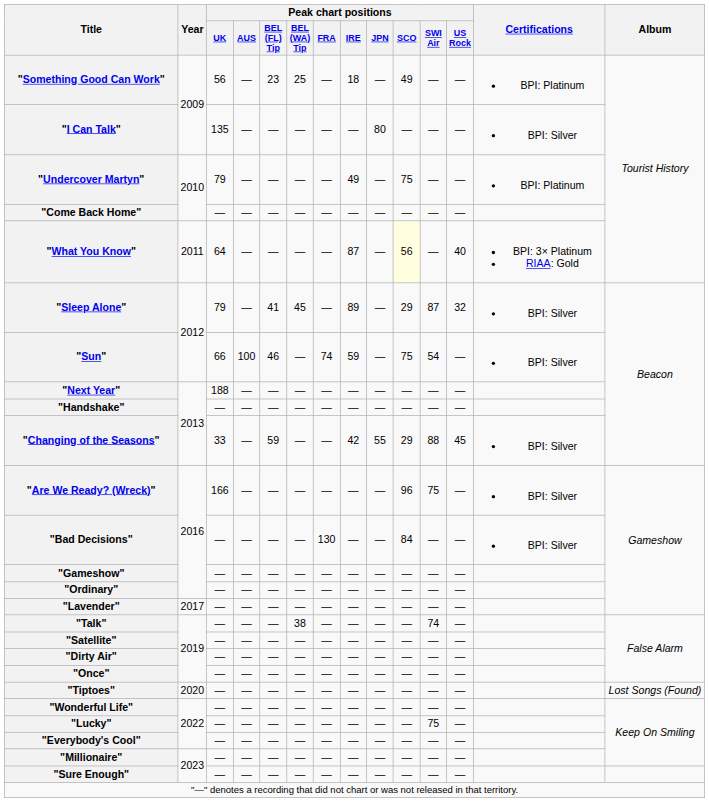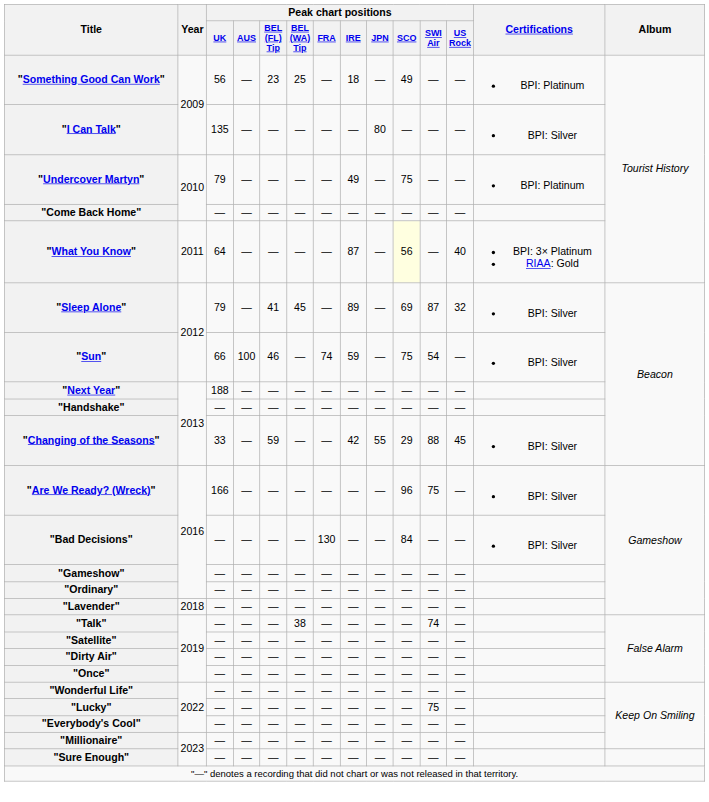(407, 307) 29 -> (407, 307) 69
(192, 606) 2017 -> (192, 606) 2018
- row: (91, 690)
